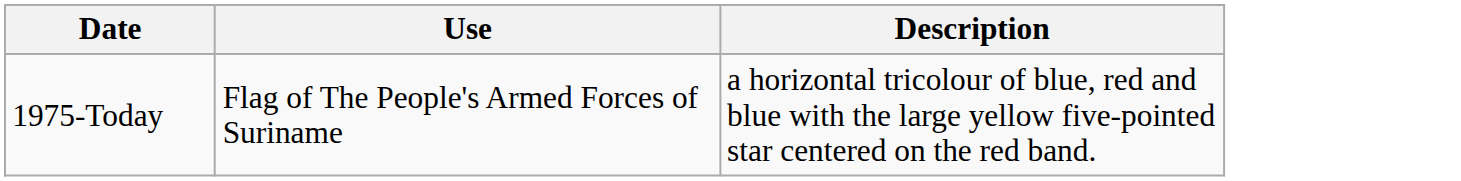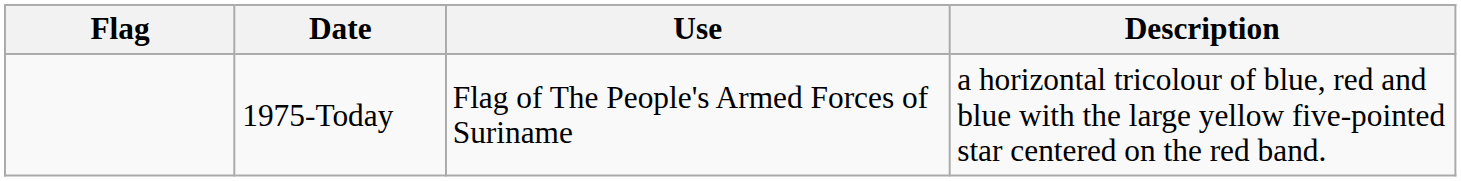+ column: (120, 29)
